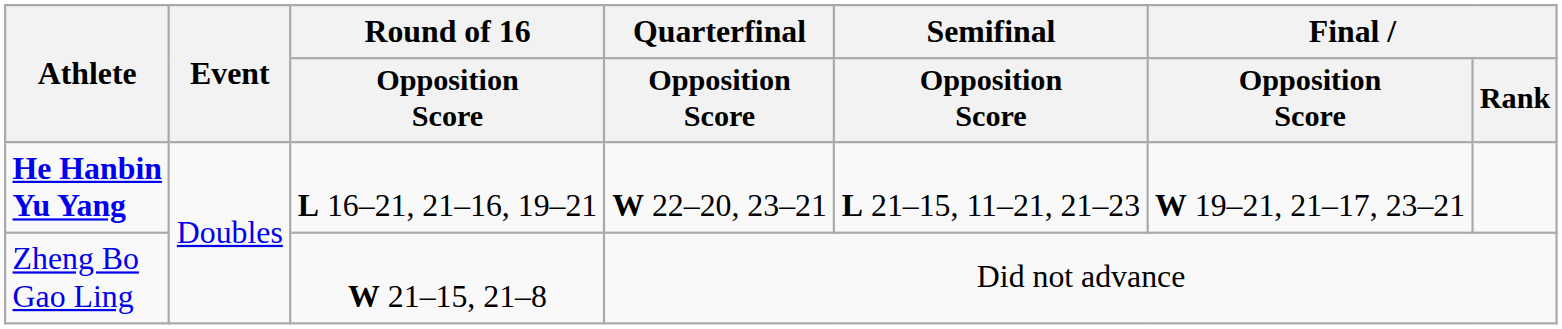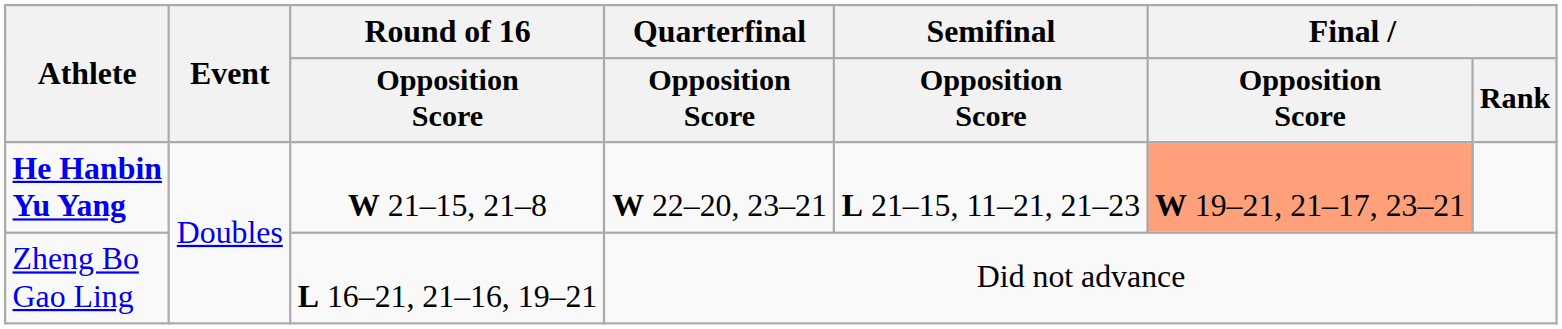(448, 206) L 16–21, 21–16, 19–21 -> (448, 206) W 21–15, 21–8
(1310, 206) no background -> (1310, 206) lightsalmon background
(448, 296) W 21–15, 21–8 -> (448, 296) L 16–21, 21–16, 19–21
